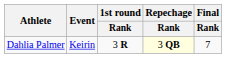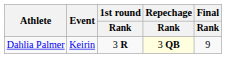(208, 45) 7 -> (208, 45) 9
